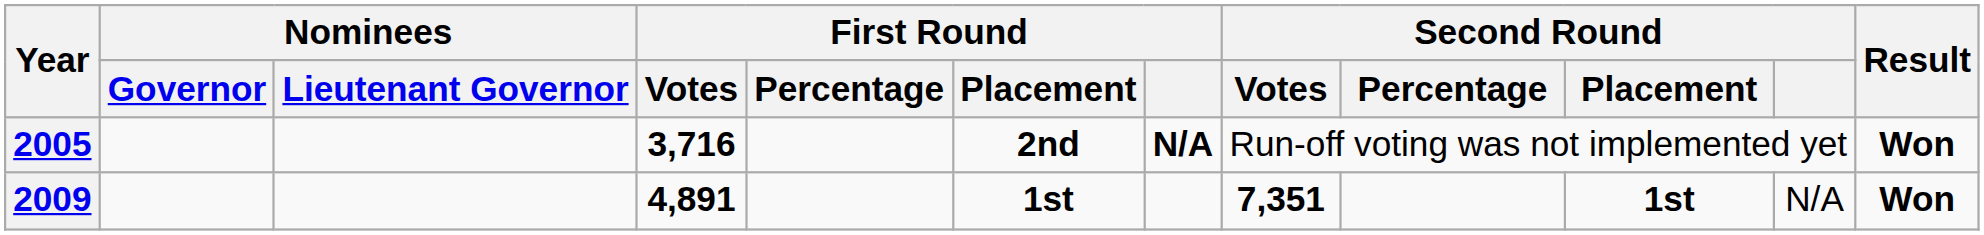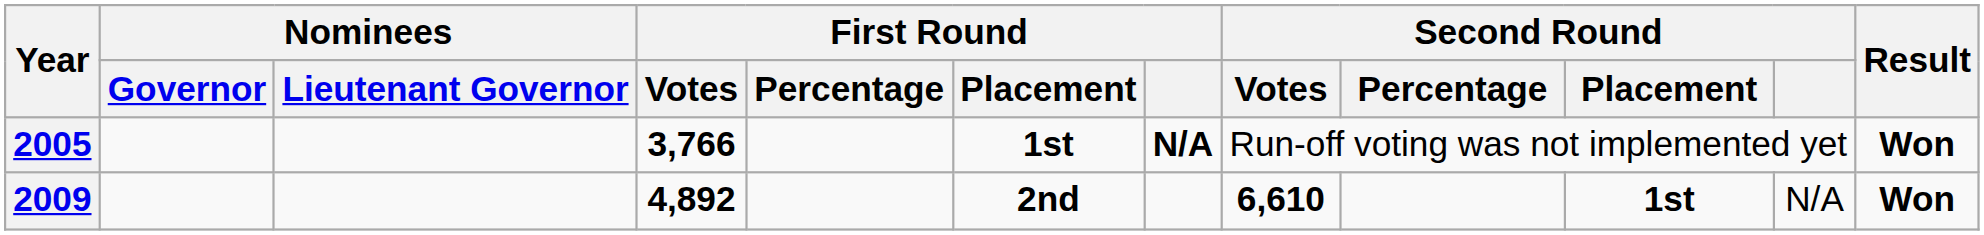(691, 144) 3,716 -> (691, 144) 3,766
(1048, 144) 2nd -> (1048, 144) 1st
(691, 199) 4,891 -> (691, 199) 4,892
(1048, 199) 1st -> (1048, 199) 2nd
(1281, 199) 7,351 -> (1281, 199) 6,610
